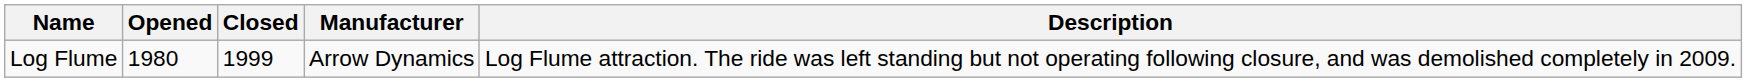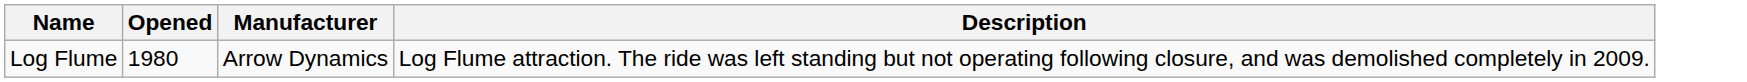- column: (261, 22)
